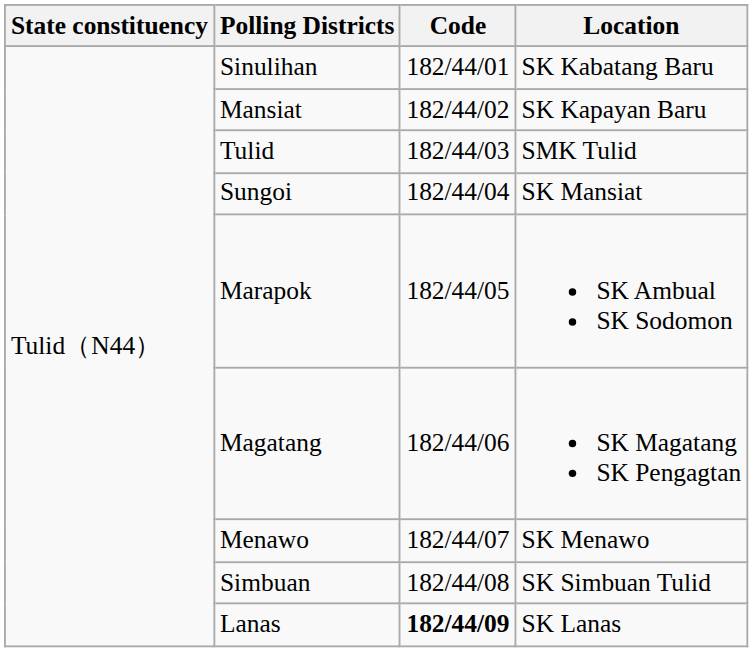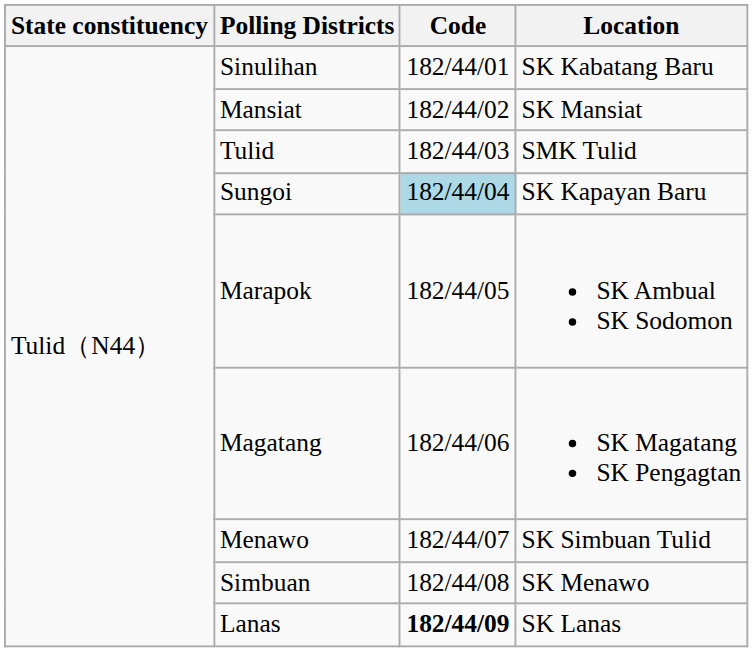(614, 108) SK Kapayan Baru -> (582, 108) SK Mansiat
(458, 192) no background -> (458, 192) lightblue background
(582, 192) SK Mansiat -> (614, 192) SK Kapayan Baru
(585, 540) SK Menawo -> (616, 540) SK Simbuan Tulid
(616, 582) SK Simbuan Tulid -> (585, 582) SK Menawo
